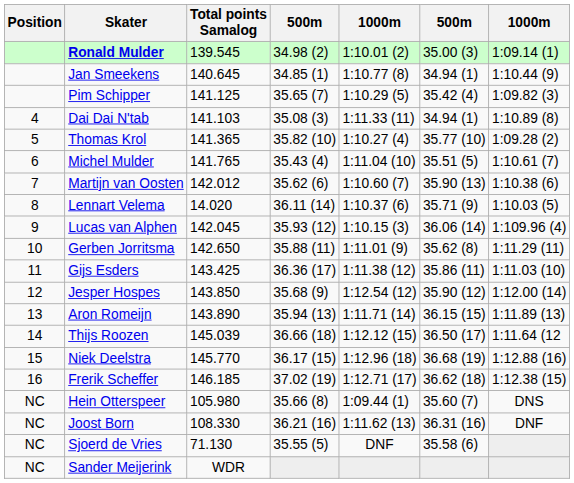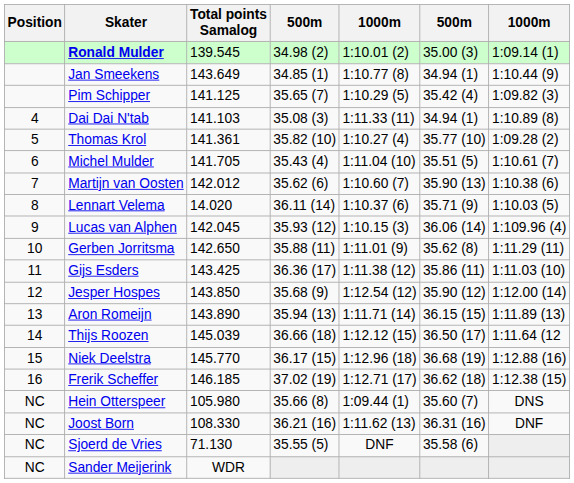(215, 74) 140.645 -> (215, 74) 143.649
(215, 140) 141.365 -> (215, 140) 141.361
(215, 161) 141.765 -> (215, 161) 141.705
